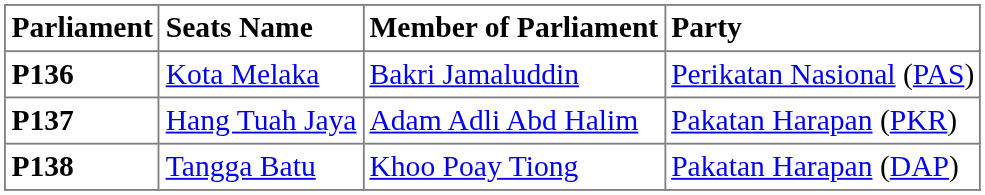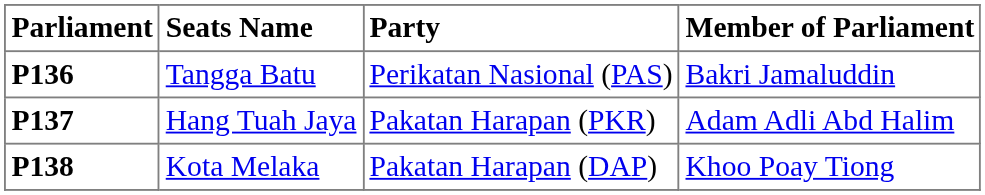columns swapped: (514, 27) <-> (706, 27)
(243, 73) Kota Melaka -> (241, 73) Tangga Batu
(241, 166) Tangga Batu -> (243, 166) Kota Melaka
